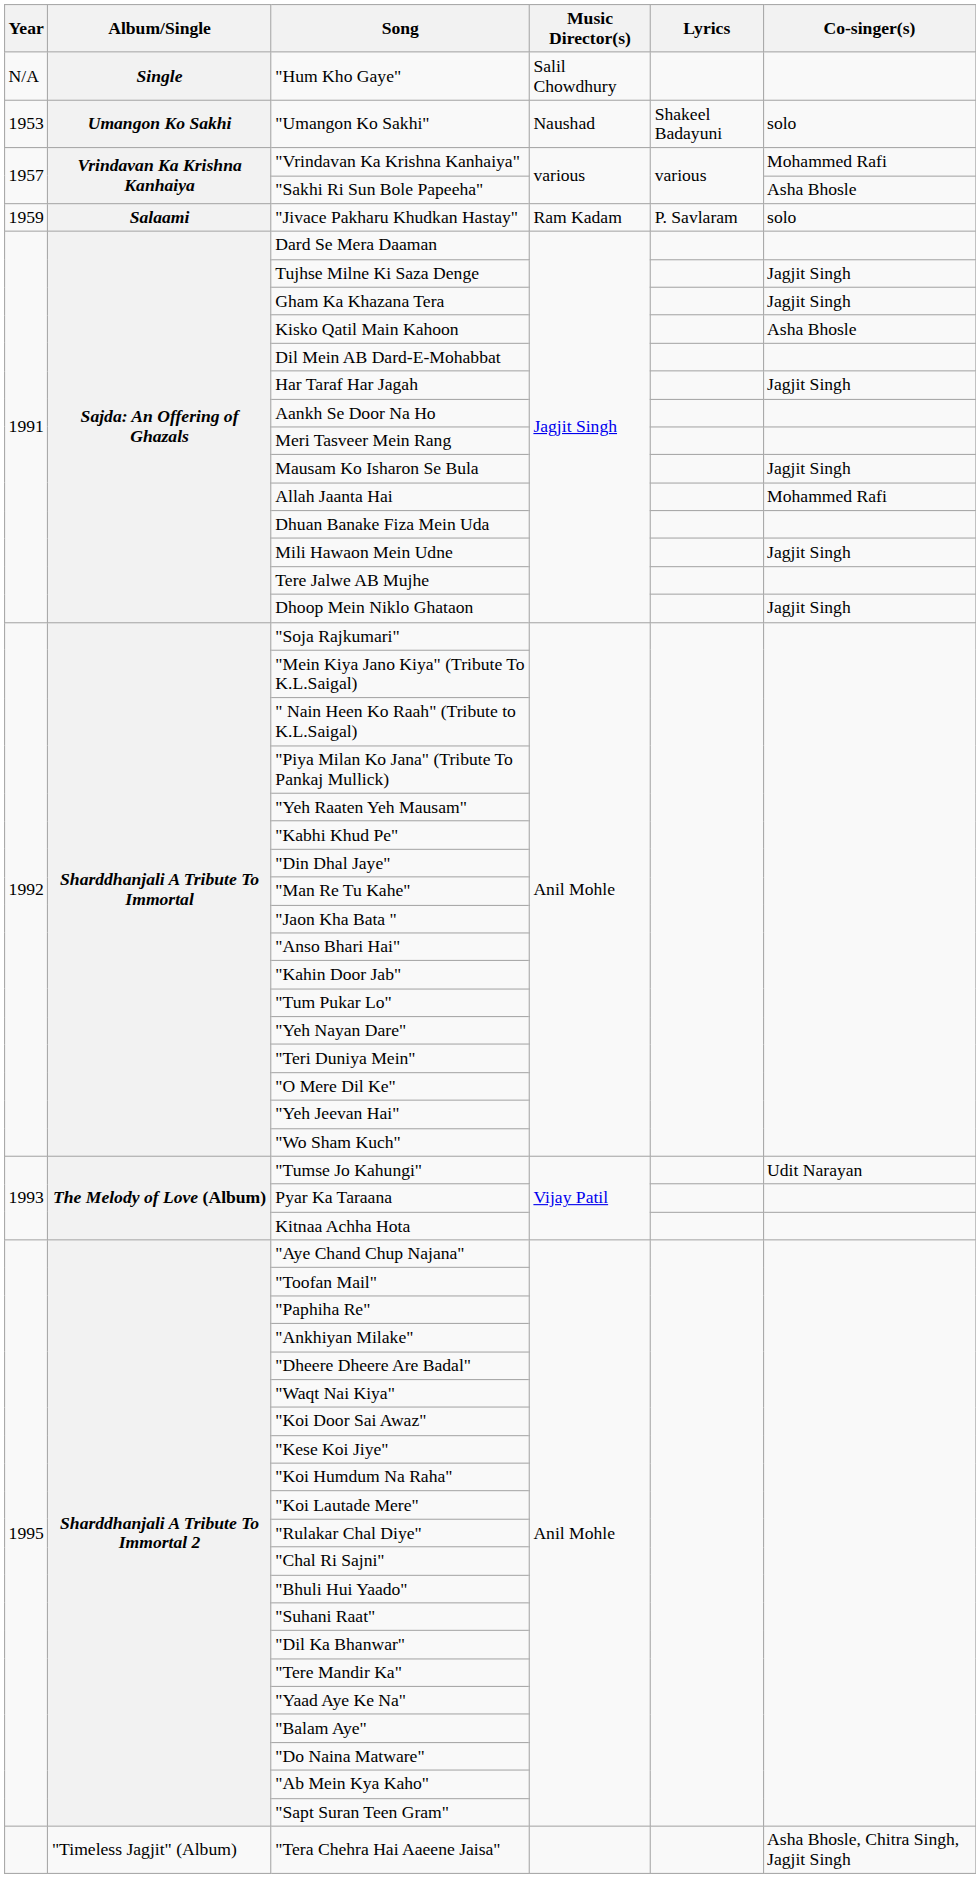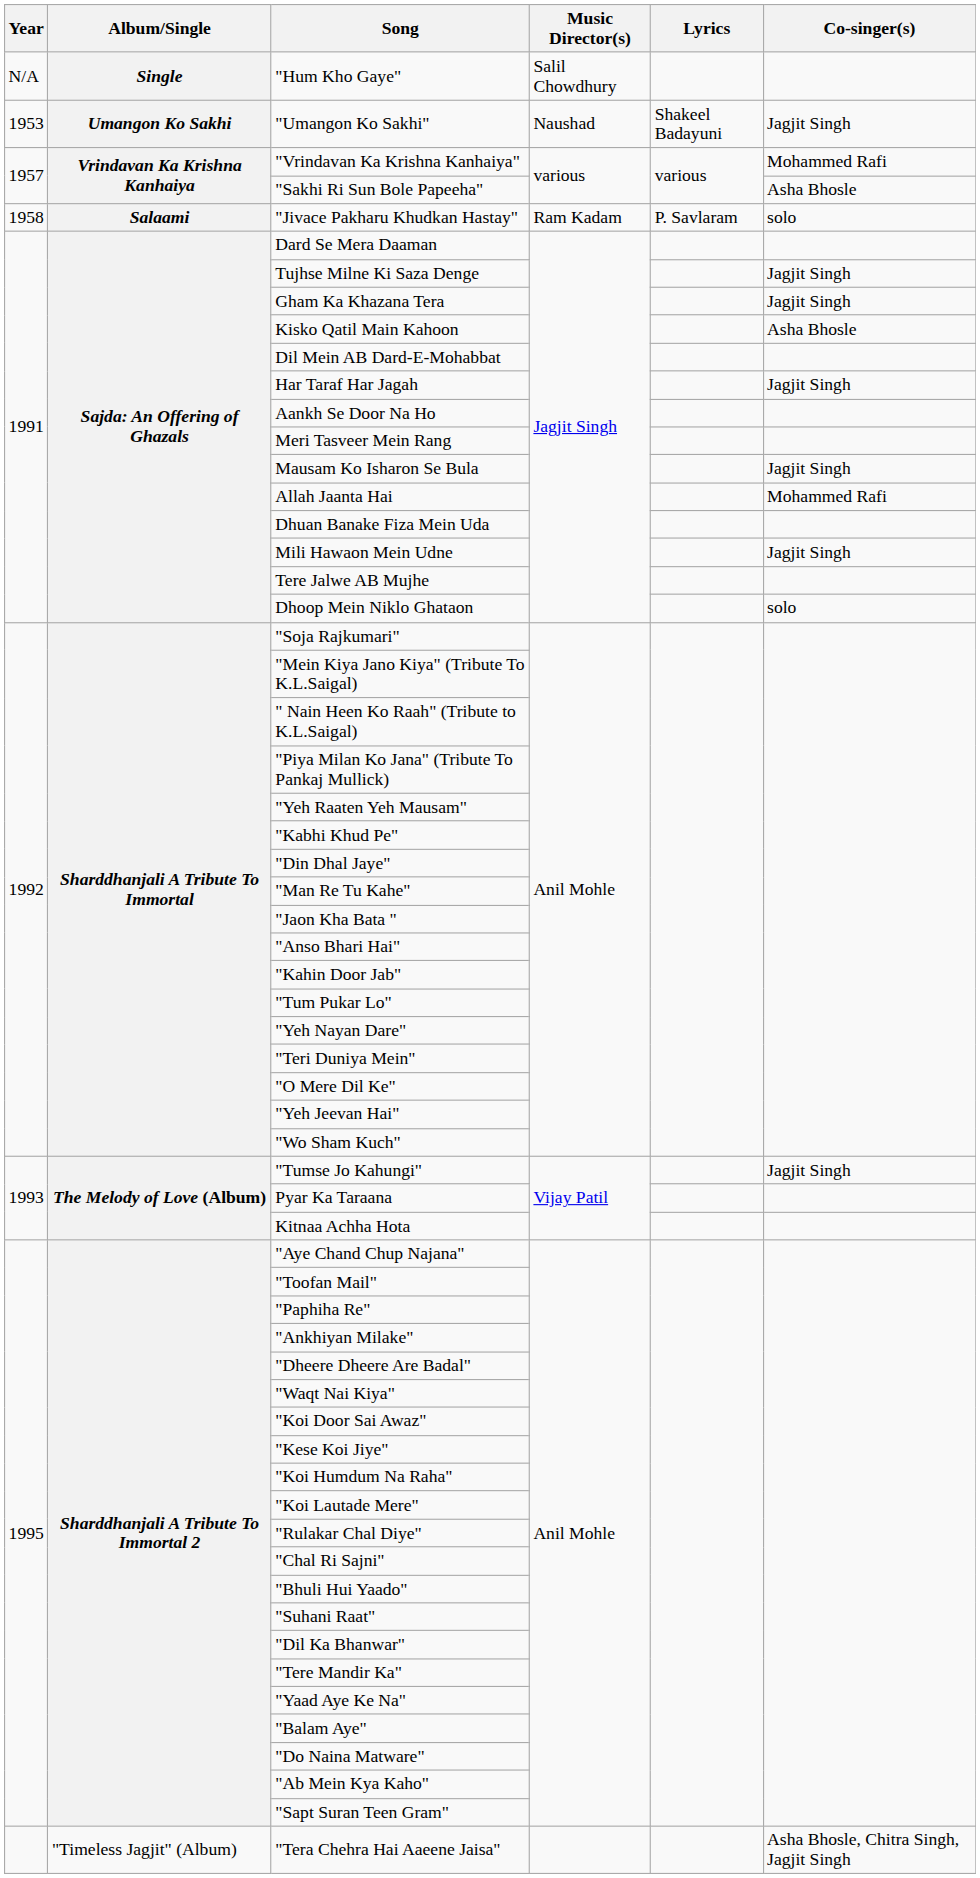(782, 123) solo -> (809, 123) Jagjit Singh
(26, 217) 1959 -> (26, 217) 1958
(809, 608) Jagjit Singh -> (782, 608) solo
(815, 1170) Udit Narayan -> (809, 1170) Jagjit Singh
